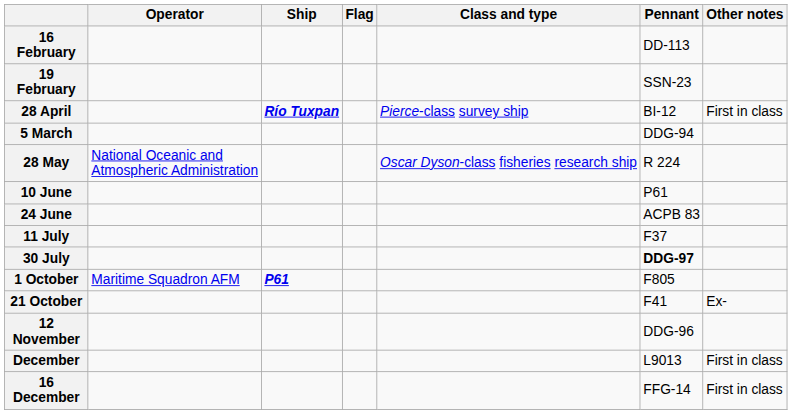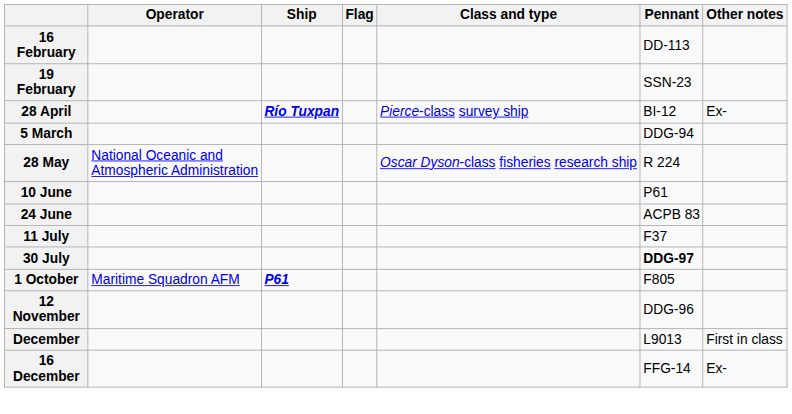(745, 111) First in class -> (717, 111) Ex-
- row: (46, 301)
(745, 390) First in class -> (717, 368) Ex-
